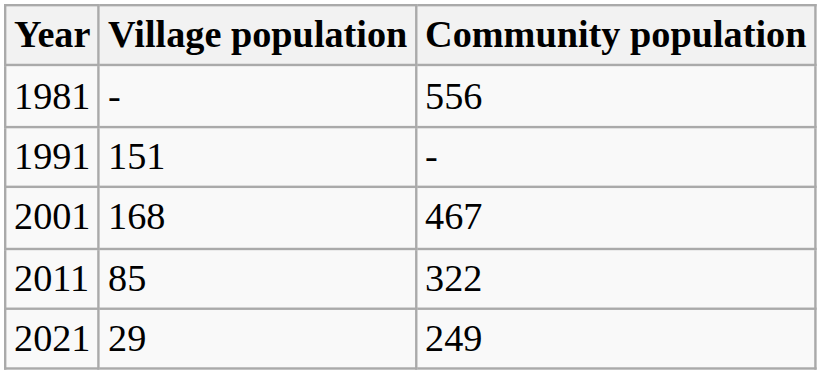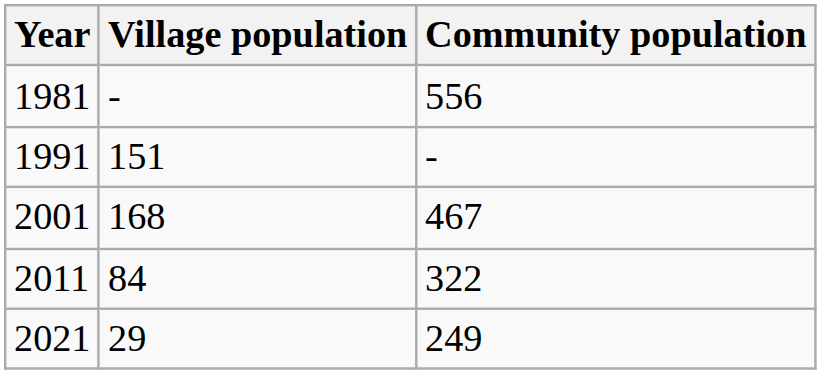(127, 277) 85 -> (127, 277) 84
